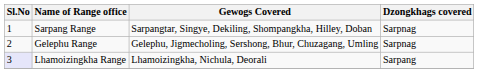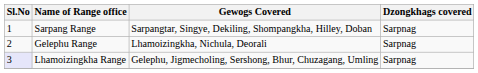(255, 44) Gelephu, Jigmecholing, Sershong, Bhur, Chuzagang, Umling -> (199, 44) Lhamoizingkha, Nichula, Deorali
(199, 60) Lhamoizingkha, Nichula, Deorali -> (255, 60) Gelephu, Jigmecholing, Sershong, Bhur, Chuzagang, Umling
(400, 60) Sarpang -> (400, 60) Sarpnag
